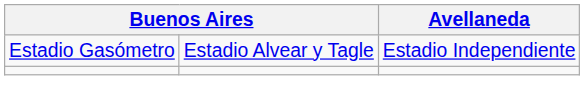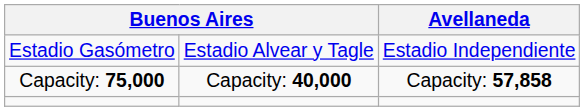+ row: (92, 81)
